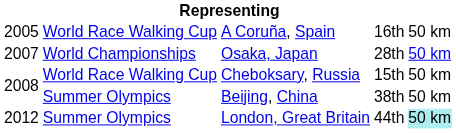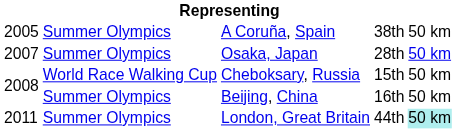(130, 32) World Race Walking Cup -> (107, 32) Summer Olympics
(389, 32) 16th -> (389, 32) 38th
(119, 53) World Championships -> (107, 53) Summer Olympics
(389, 97) 38th -> (389, 97) 16th
(21, 118) 2012 -> (21, 118) 2011
